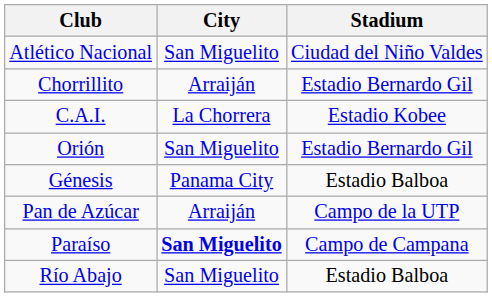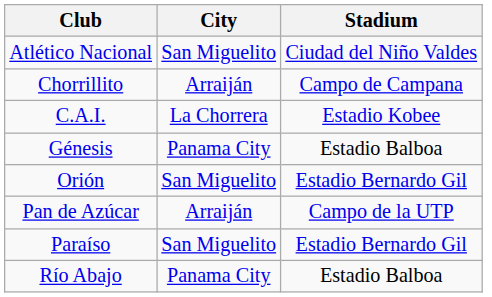(387, 84) Estadio Bernardo Gil -> (381, 84) Campo de Campana
rows swapped: (81, 180) <-> (81, 148)
(222, 244) bold -> (219, 244) normal
(387, 244) Campo de Campana -> (381, 244) Estadio Bernardo Gil
(222, 276) San Miguelito -> (219, 276) Panama City
